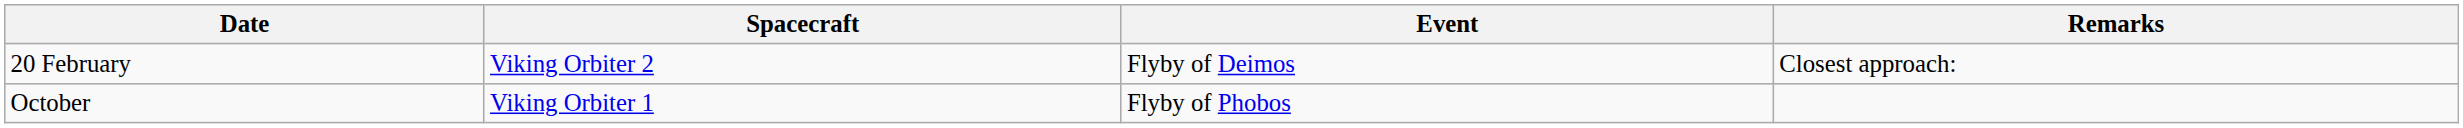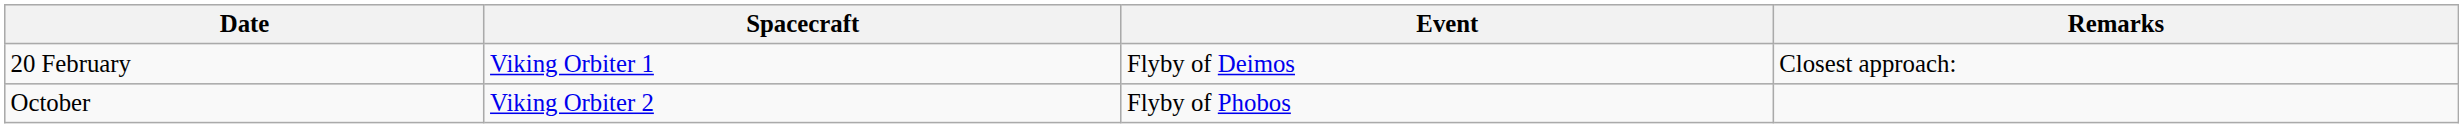(572, 63) Viking Orbiter 2 -> (572, 63) Viking Orbiter 1
(572, 102) Viking Orbiter 1 -> (572, 102) Viking Orbiter 2
